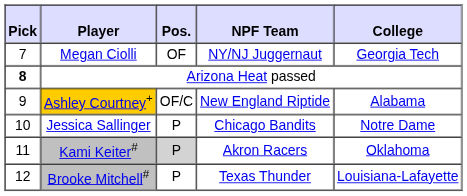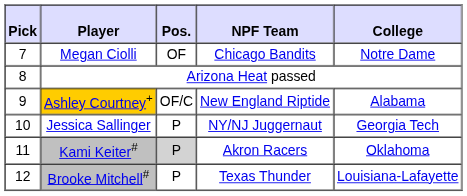(265, 54) NY/NJ Juggernaut -> (265, 54) Chicago Bandits
(398, 54) Georgia Tech -> (398, 54) Notre Dame
(23, 77) bold -> (23, 77) normal
(265, 126) Chicago Bandits -> (265, 126) NY/NJ Juggernaut
(398, 126) Notre Dame -> (398, 126) Georgia Tech
